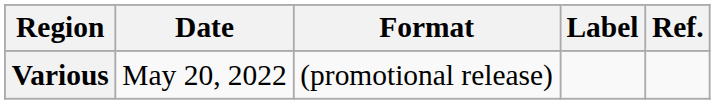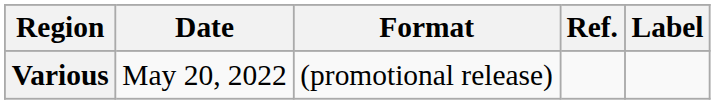columns swapped: (602, 27) <-> (678, 27)
